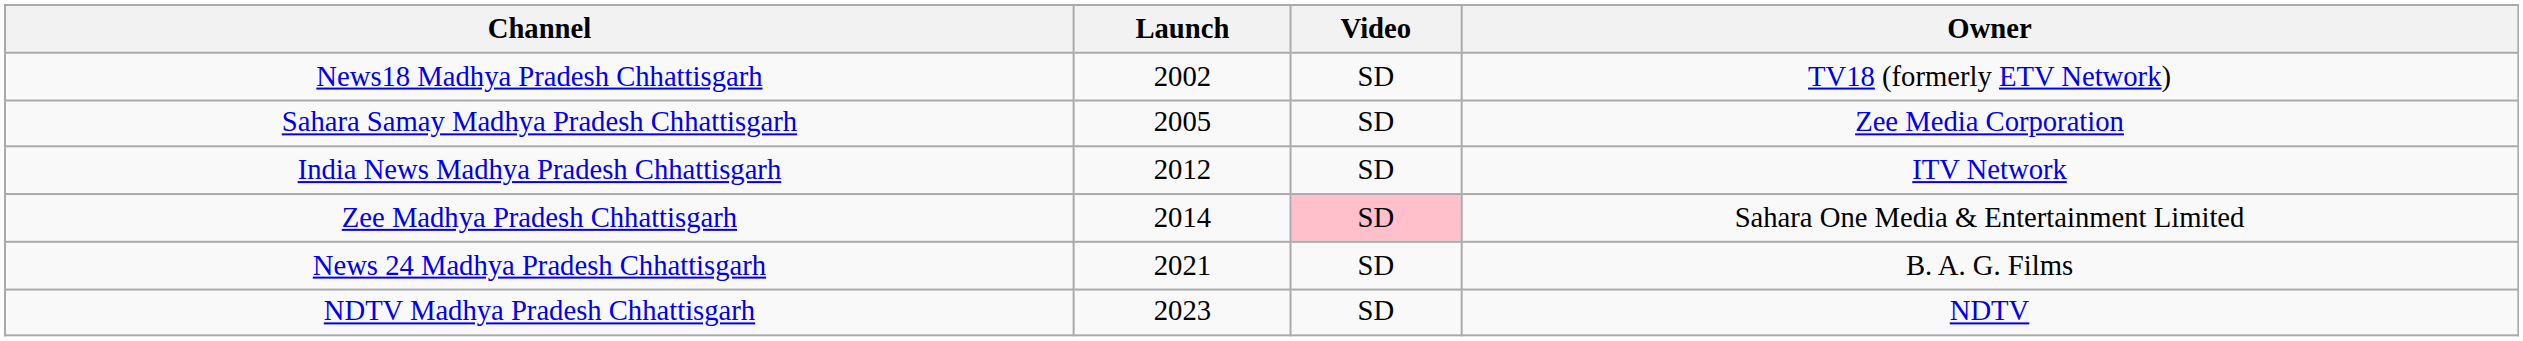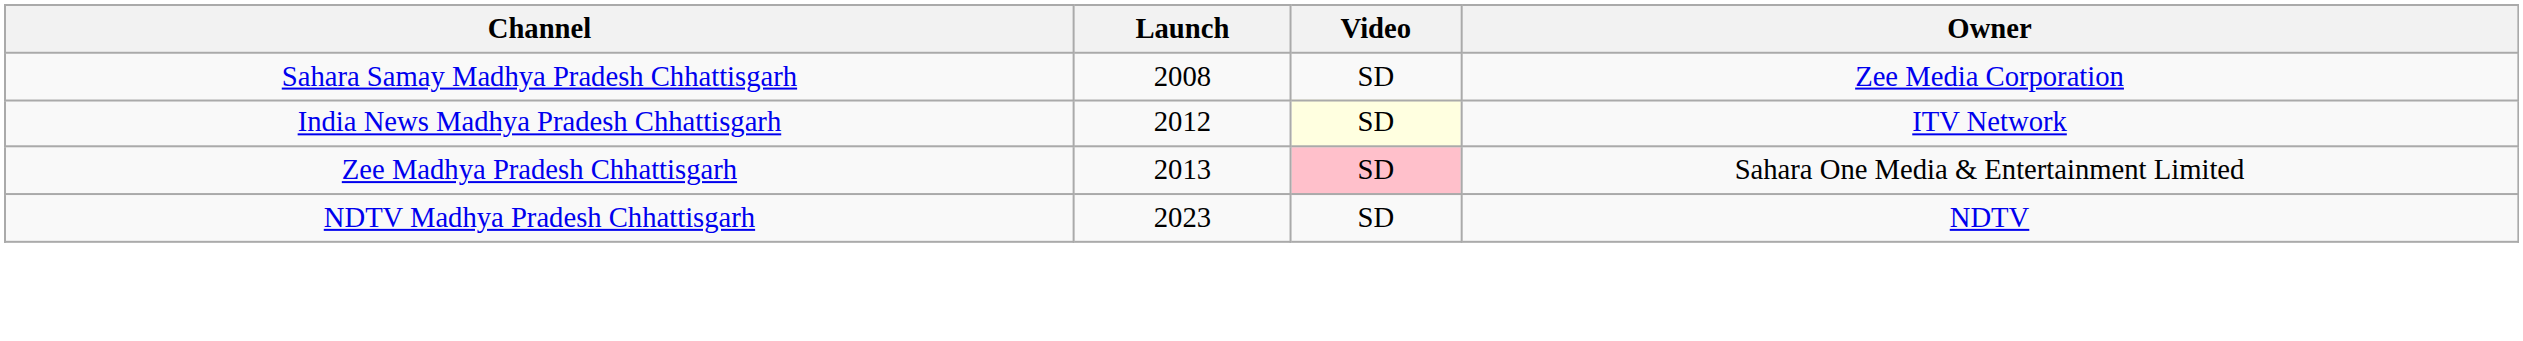- row: (539, 75)
(1182, 123) 2005 -> (1182, 75) 2008
(1376, 170) no background -> (1376, 123) lightyellow background
(1182, 217) 2014 -> (1182, 170) 2013
- row: (539, 264)
